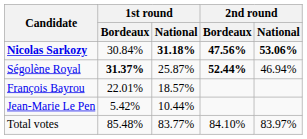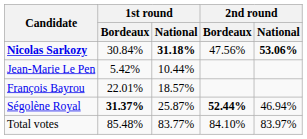(227, 50) bold -> (227, 50) normal
rows swapped: (44, 69) <-> (51, 106)
